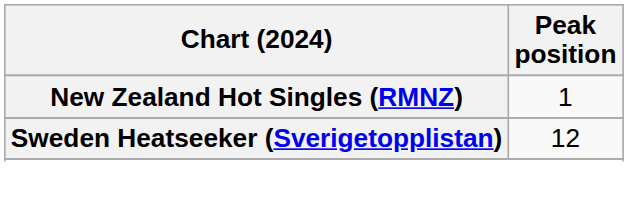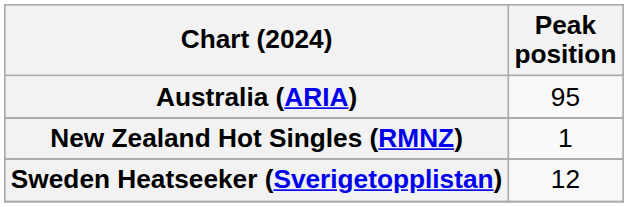+ row: (257, 96)
